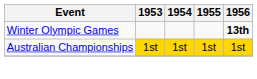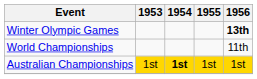+ row: (60, 47)
(180, 47) normal -> (180, 64) bold
